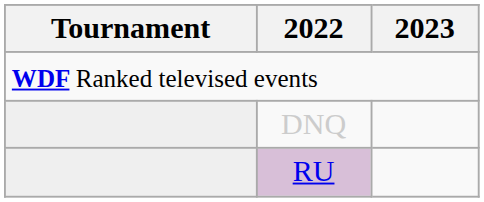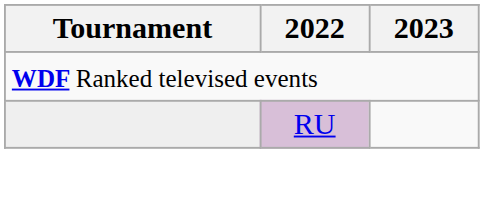- row: (314, 123)
